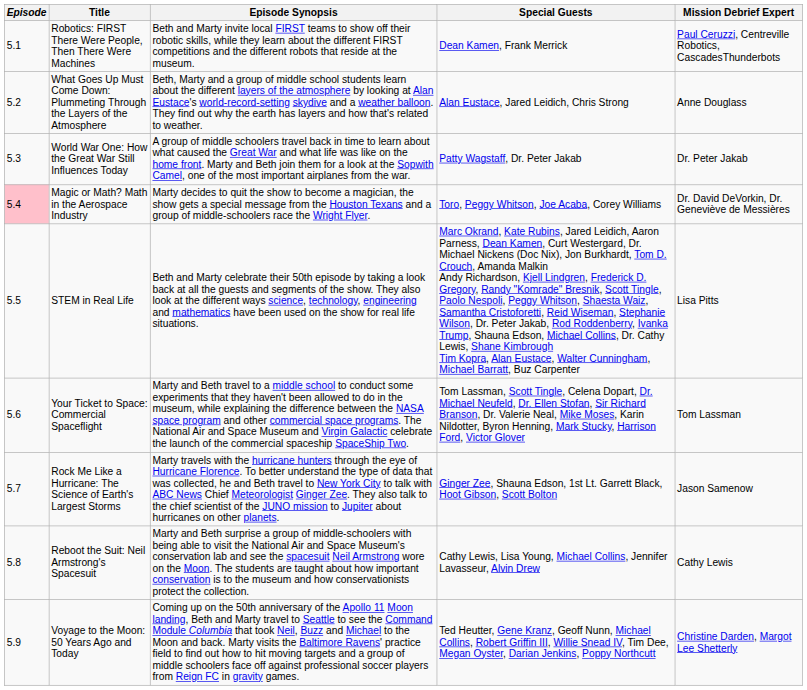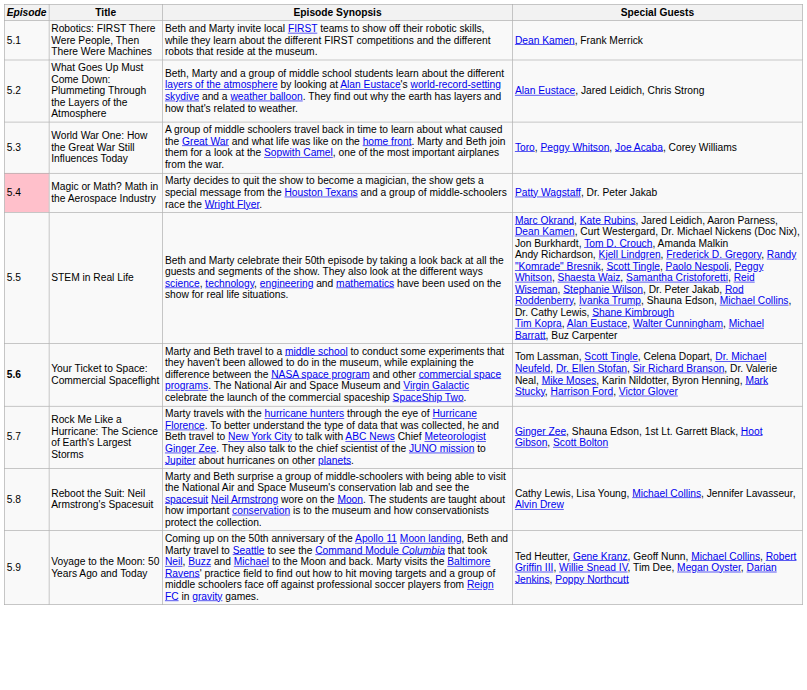- column: (739, 12)
(510, 159) Patty Wagstaff, Dr. Peter Jakab -> (626, 147) Toro, Peggy Whitson, Joe Acaba, Corey Williams
(550, 204) Toro, Peggy Whitson, Joe Acaba, Corey Williams -> (586, 192) Patty Wagstaff, Dr. Peter Jakab
(14, 415) normal -> (14, 375) bold
